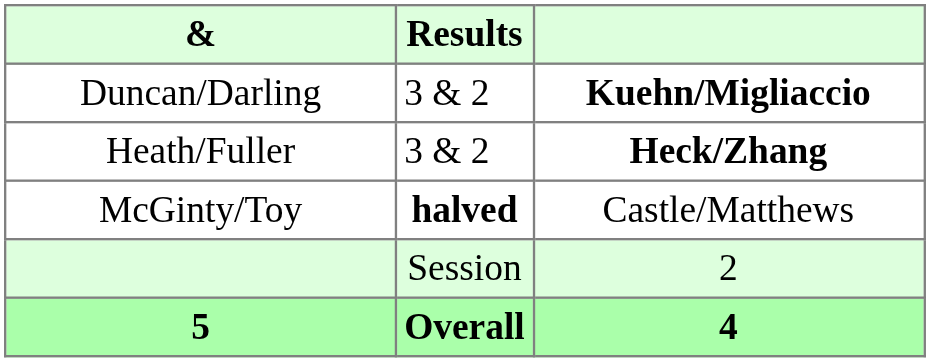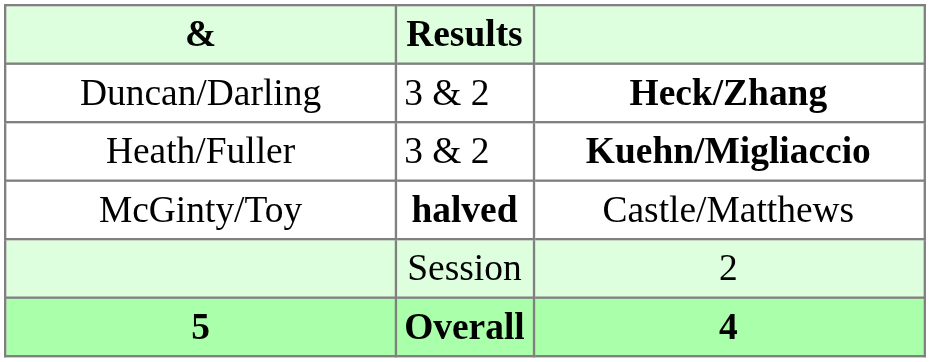(728, 92) Kuehn/Migliaccio -> (728, 92) Heck/Zhang
(728, 150) Heck/Zhang -> (728, 150) Kuehn/Migliaccio
